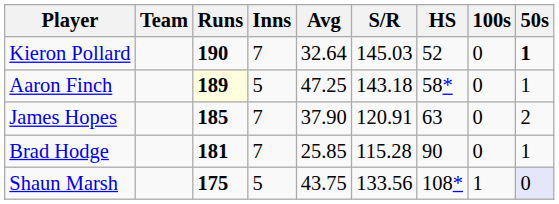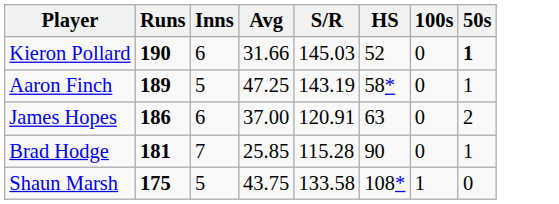- column: (164, 20)
(258, 53) 7 -> (200, 53) 6
(324, 53) 32.64 -> (266, 53) 31.66
(213, 85) lightyellow background -> (155, 85) no background
(384, 85) 143.18 -> (327, 85) 143.19
(213, 118) 185 -> (155, 118) 186
(258, 118) 7 -> (200, 118) 6
(324, 118) 37.90 -> (266, 118) 37.00
(384, 183) 133.56 -> (327, 183) 133.58
(526, 183) lavender background -> (468, 183) no background
